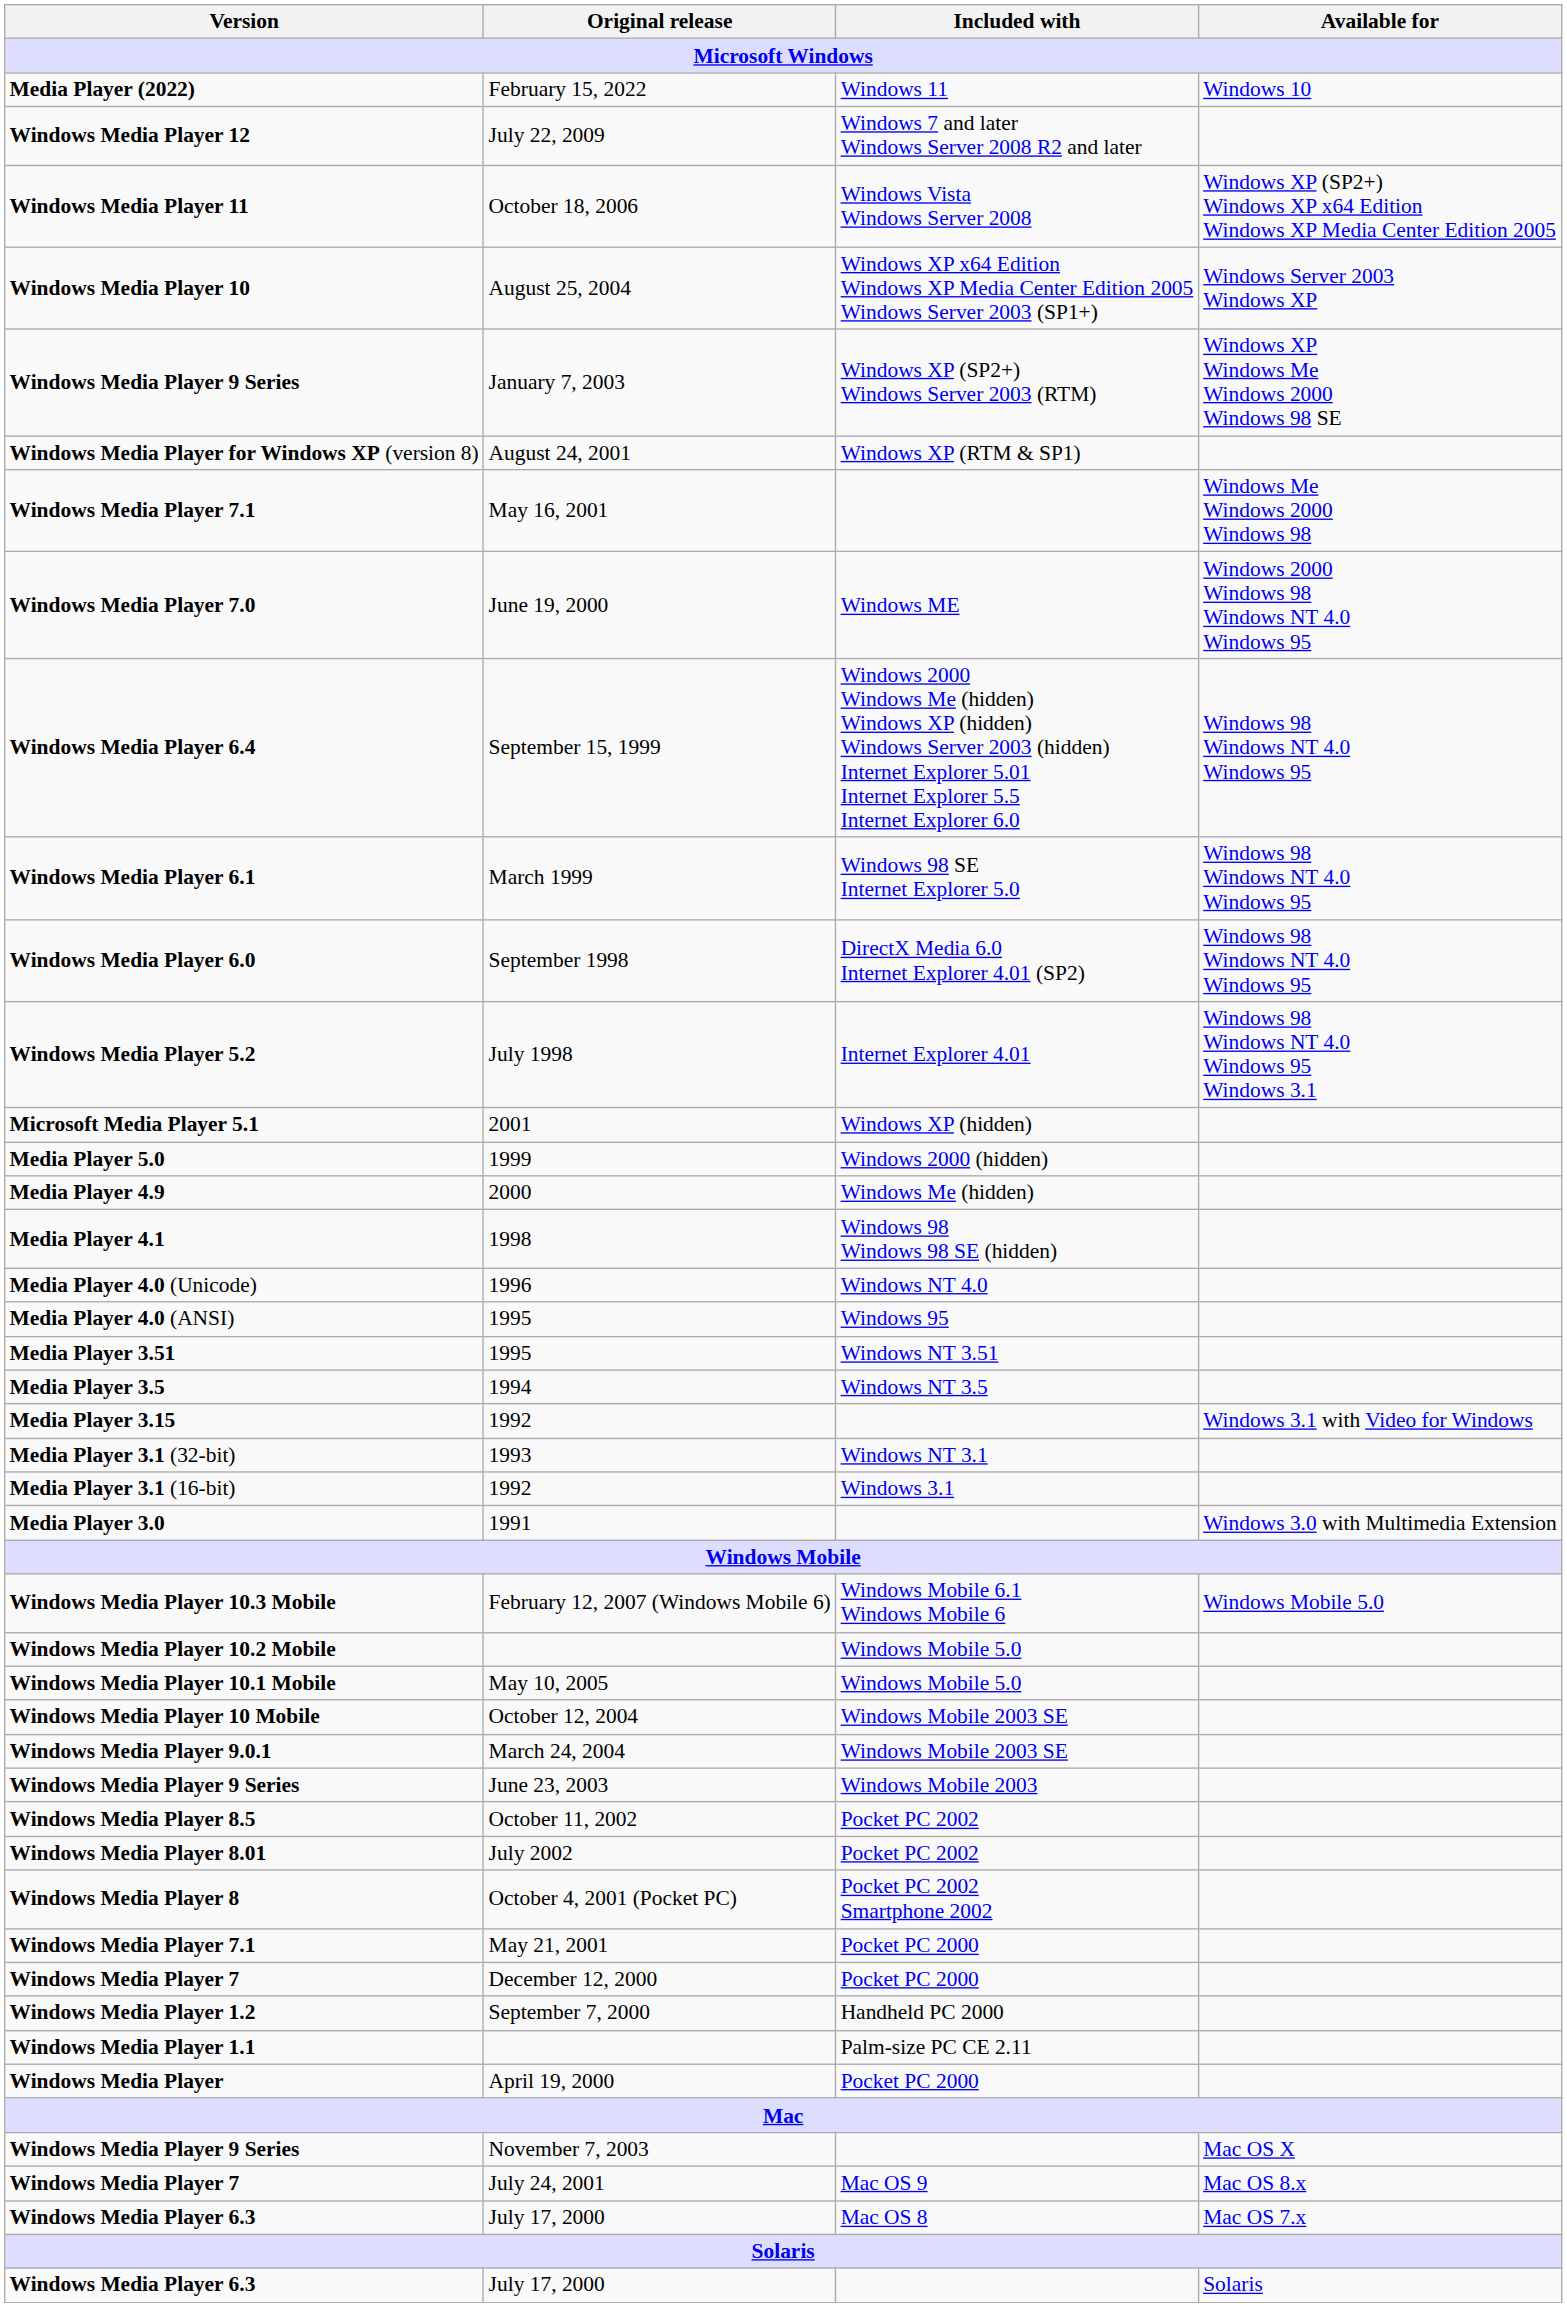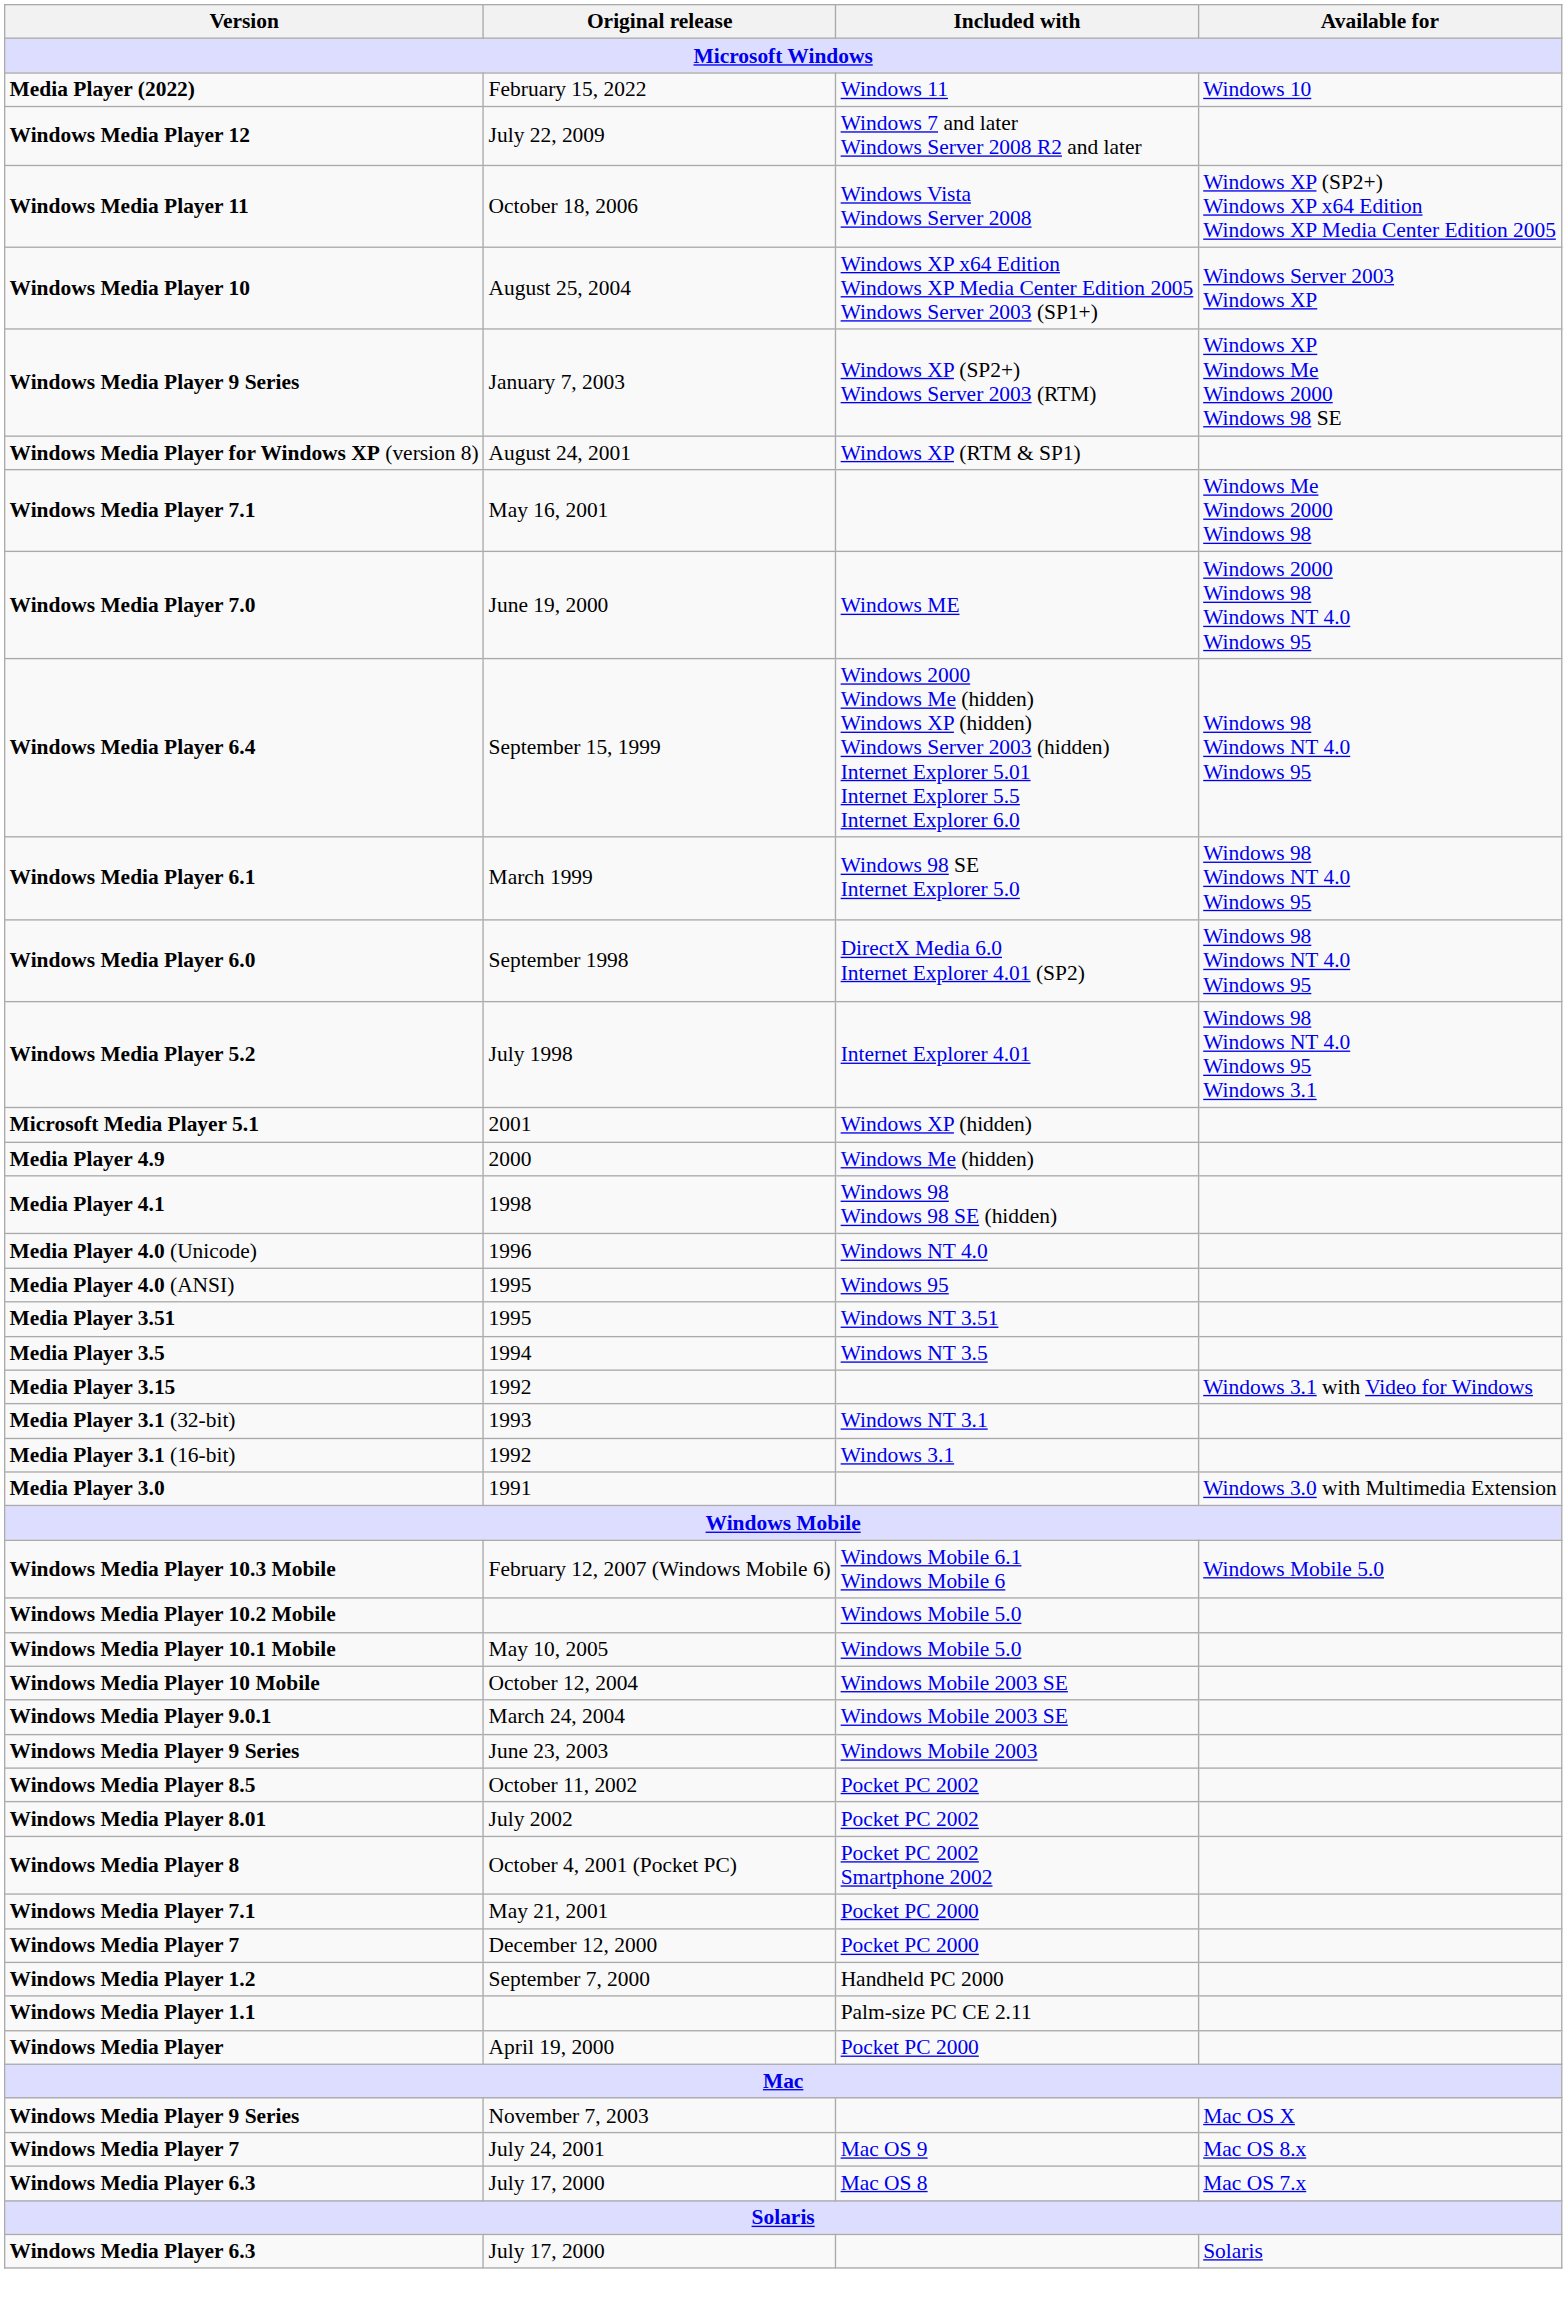- row: (510, 1158)
